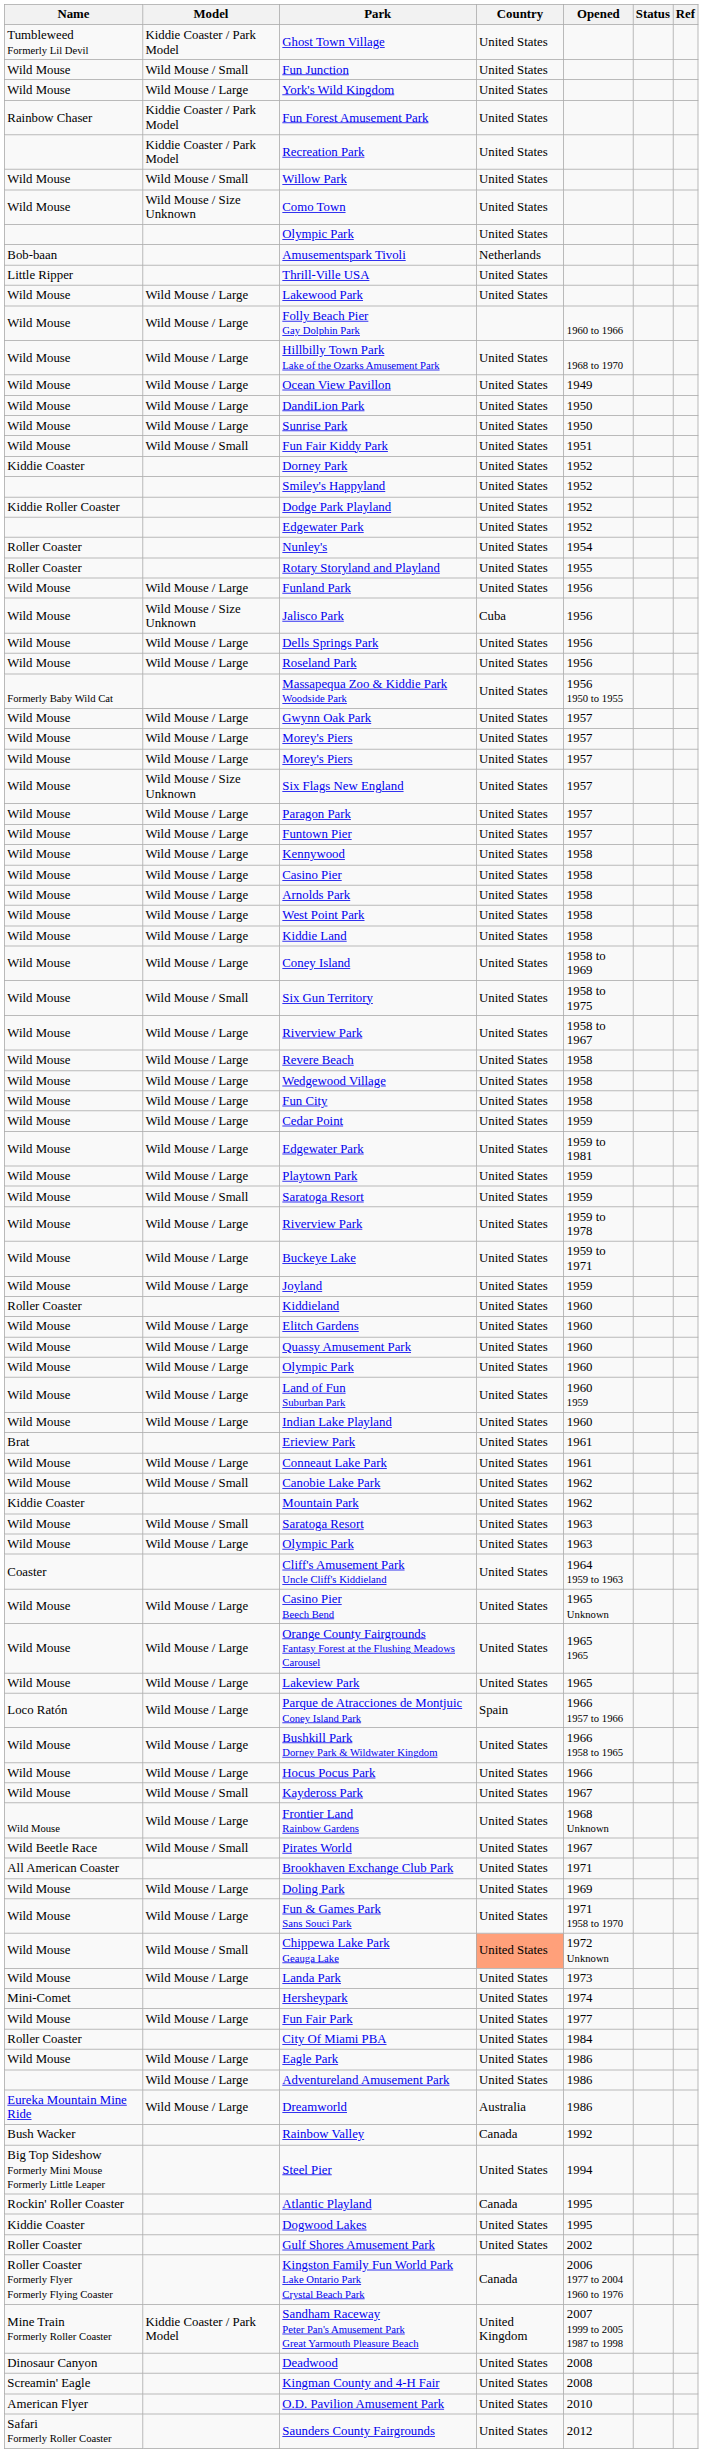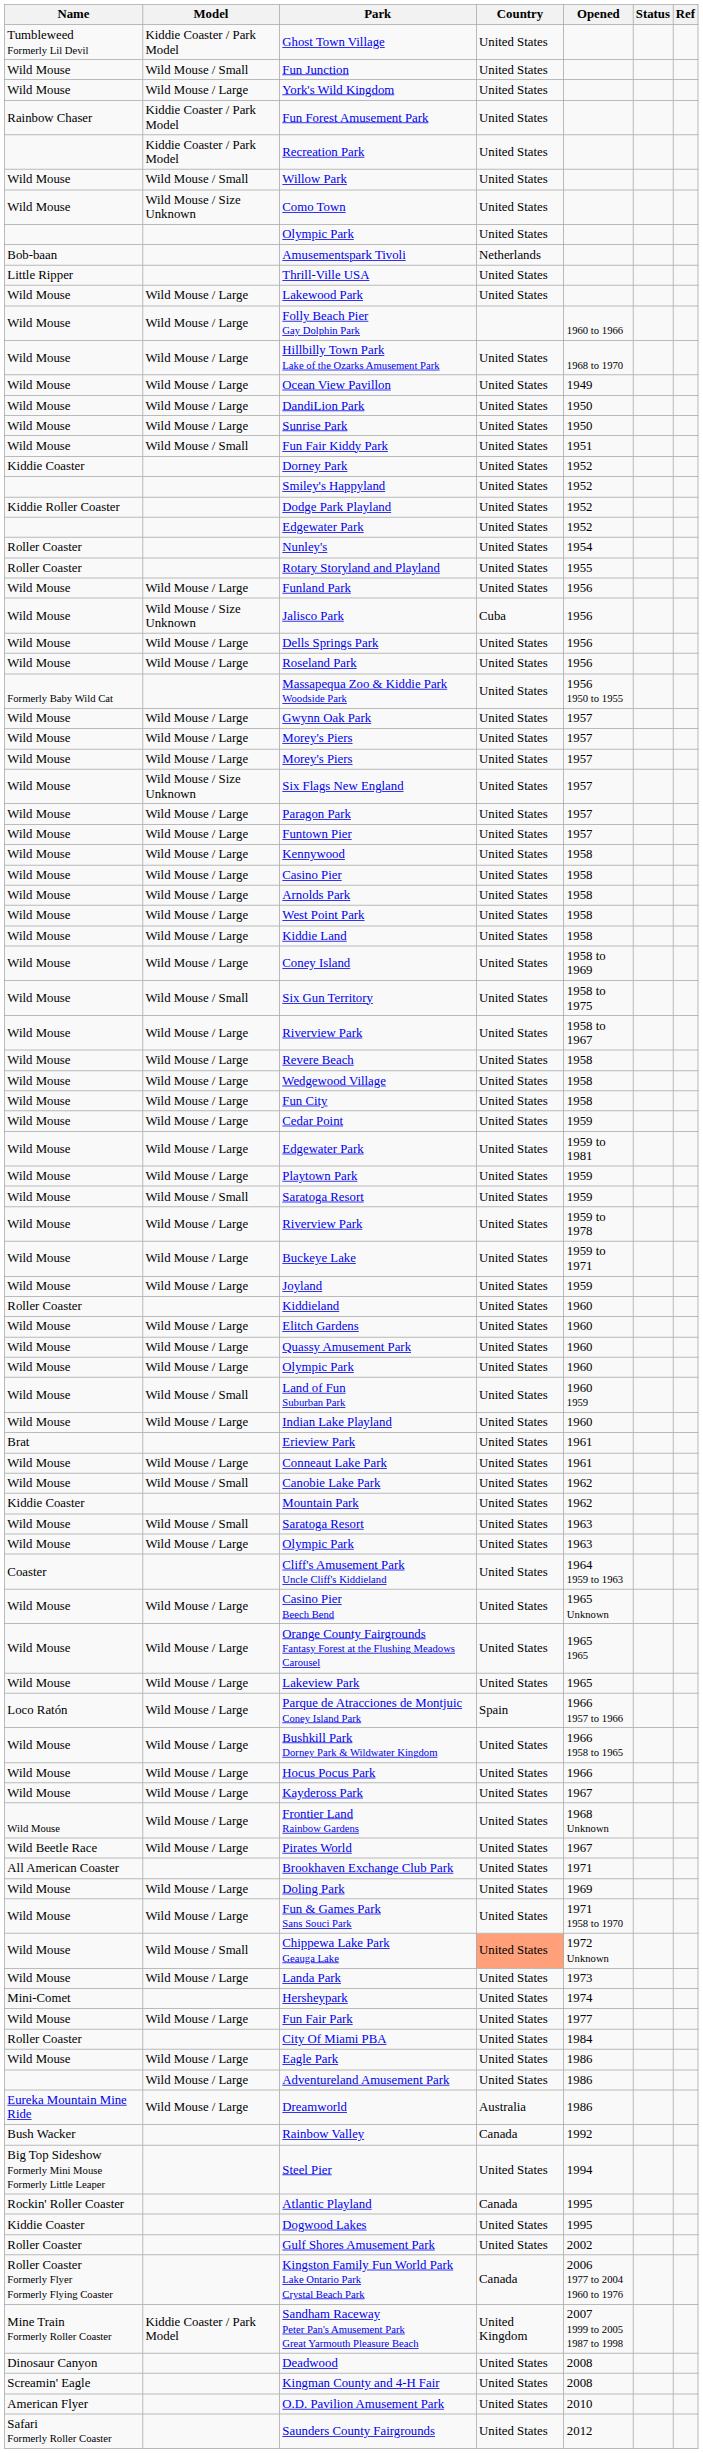(197, 1394) Wild Mouse / Large -> (197, 1394) Wild Mouse / Small
(197, 1793) Wild Mouse / Small -> (197, 1793) Wild Mouse / Large
(197, 1848) Wild Mouse / Small -> (197, 1848) Wild Mouse / Large
